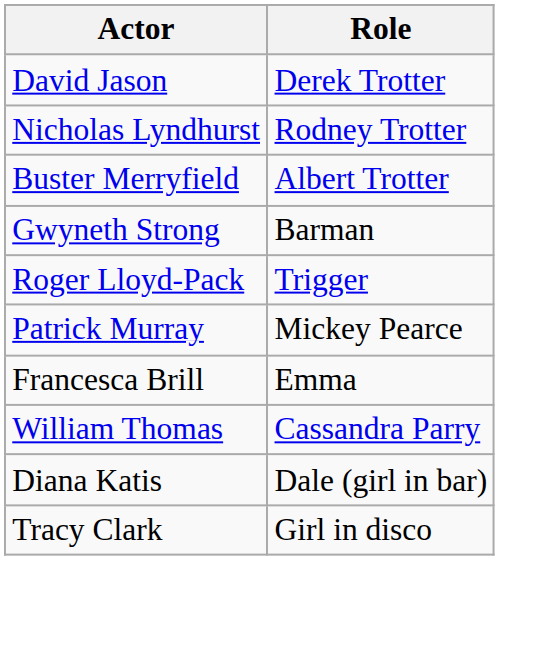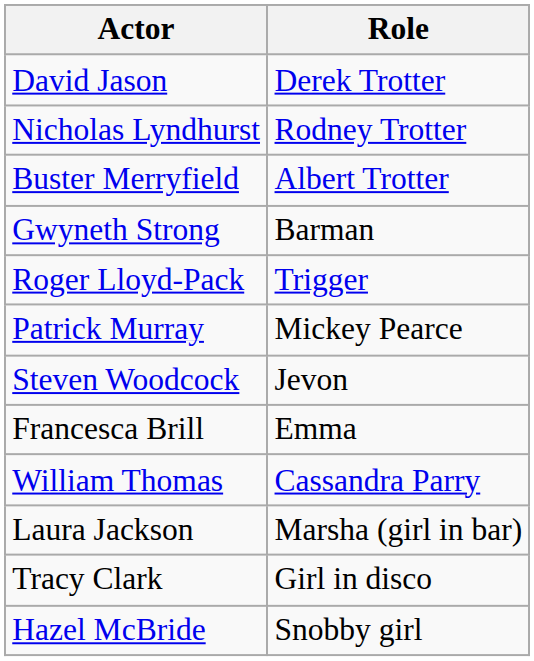+ row: (126, 379)
- row: (87, 479)
+ row: (103, 529)
+ row: (109, 629)
